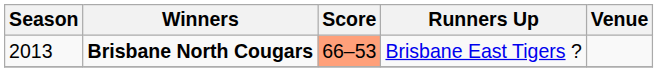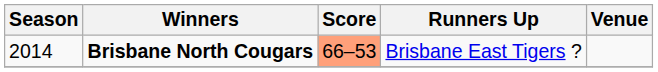(31, 50) 2013 -> (31, 50) 2014
